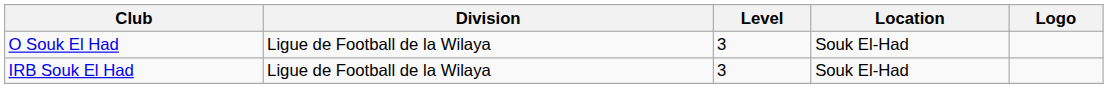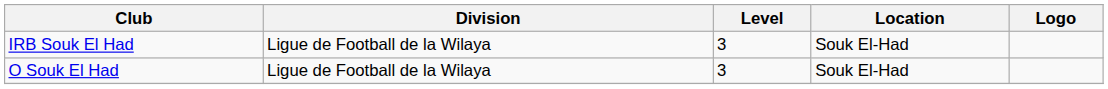rows swapped: (64, 45) <-> (71, 71)
